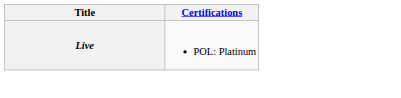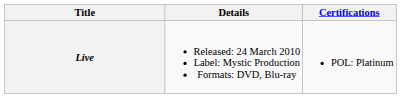+ column: (234, 12)
